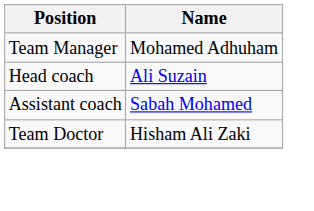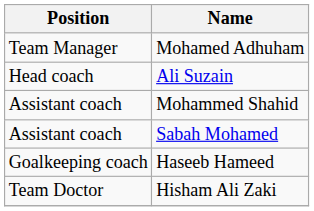+ row: (227, 104)
+ row: (215, 162)
